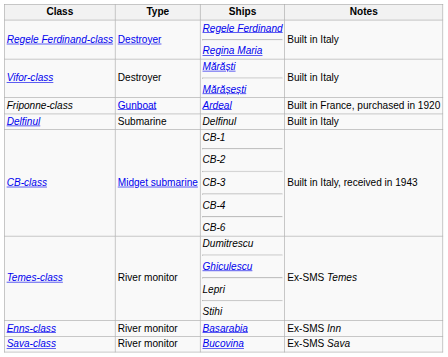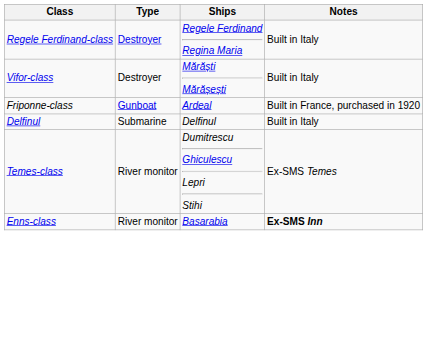- row: (27, 183)
(314, 328) normal -> (295, 221) bold
- row: (31, 344)
